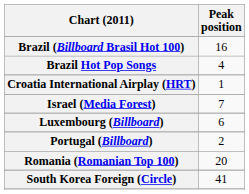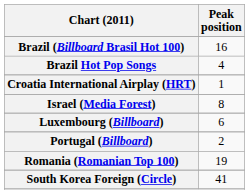(221, 103) 7 -> (221, 103) 8
(221, 160) 20 -> (221, 160) 19
